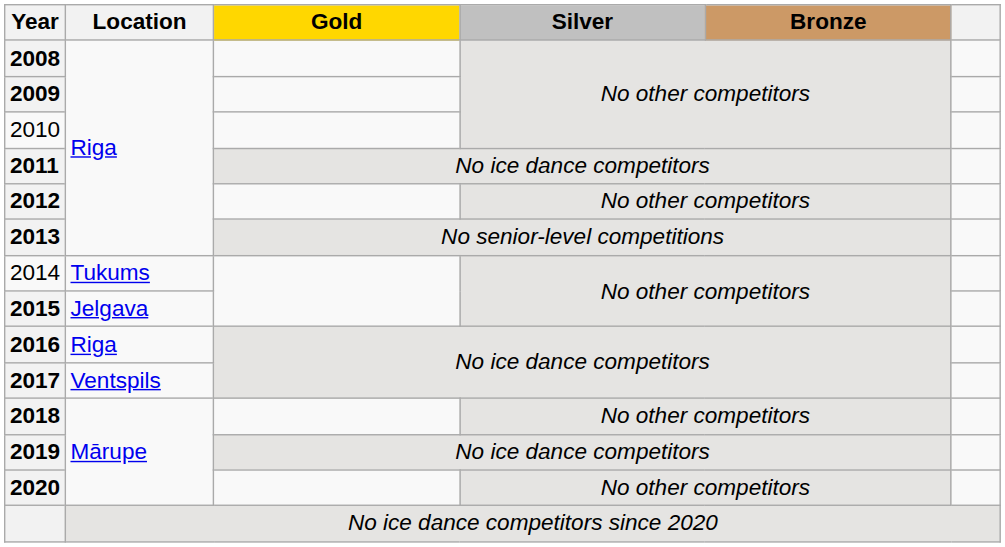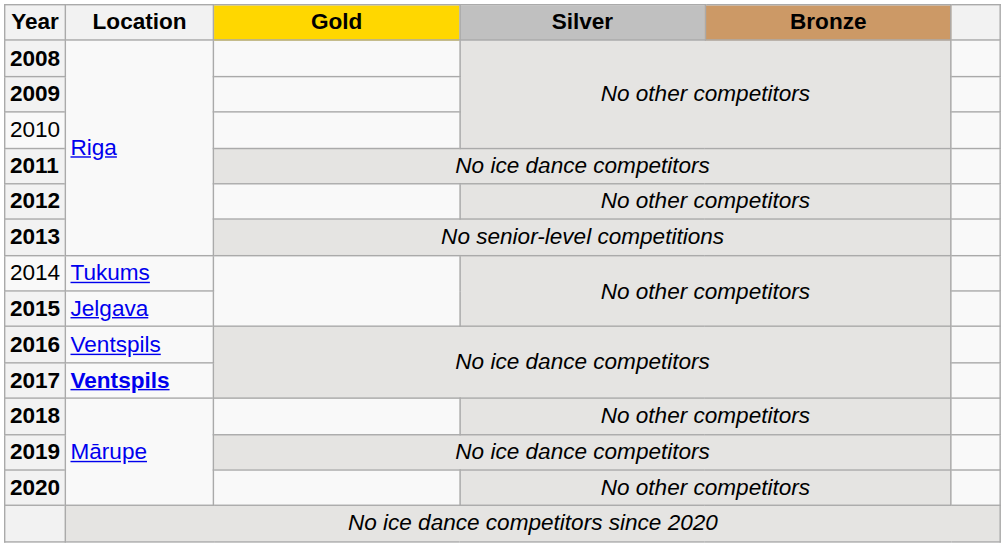(94, 344) Riga -> (116, 344) Ventspils
(116, 380) normal -> (120, 380) bold
